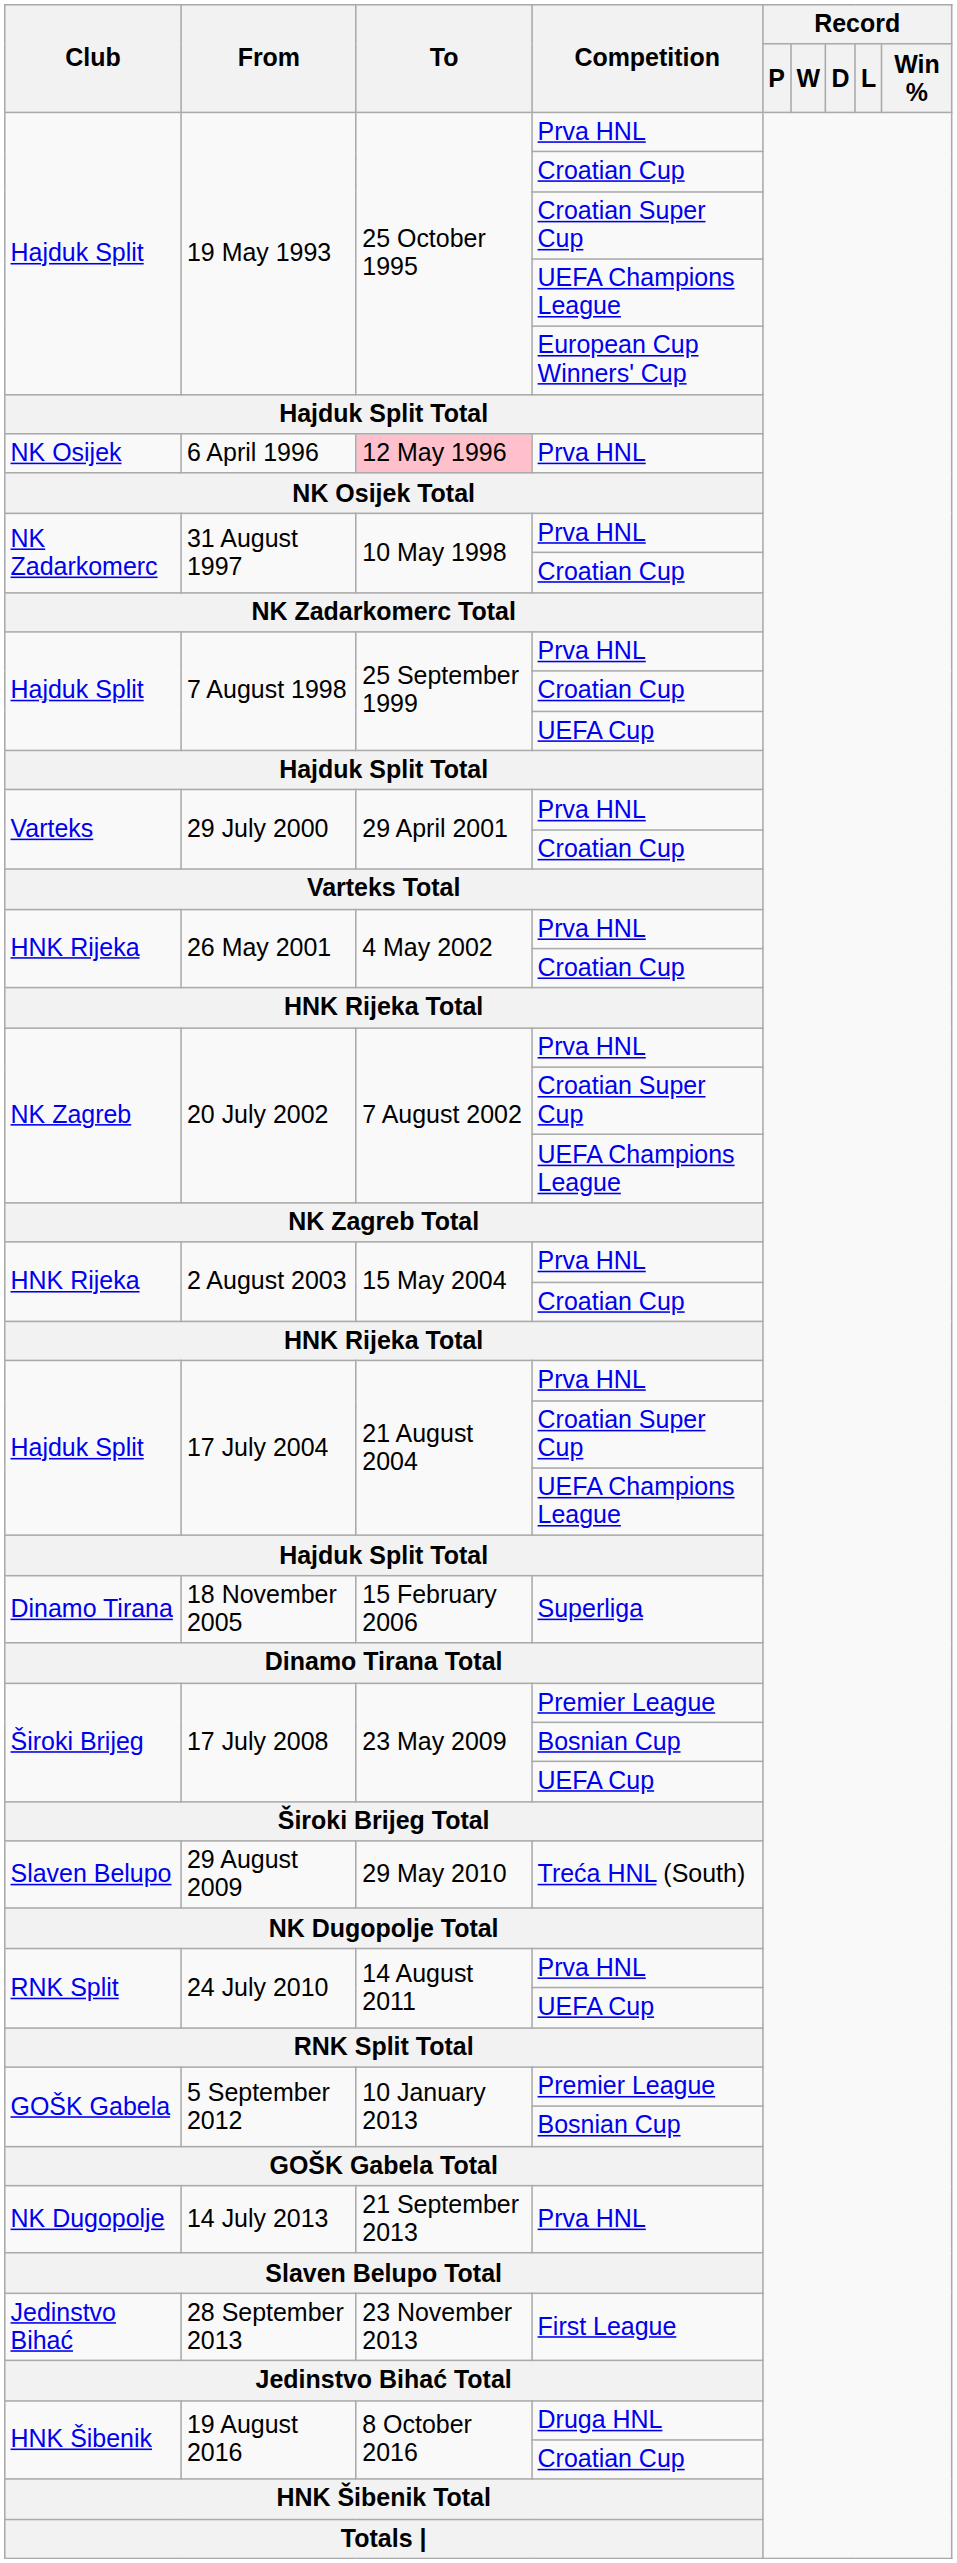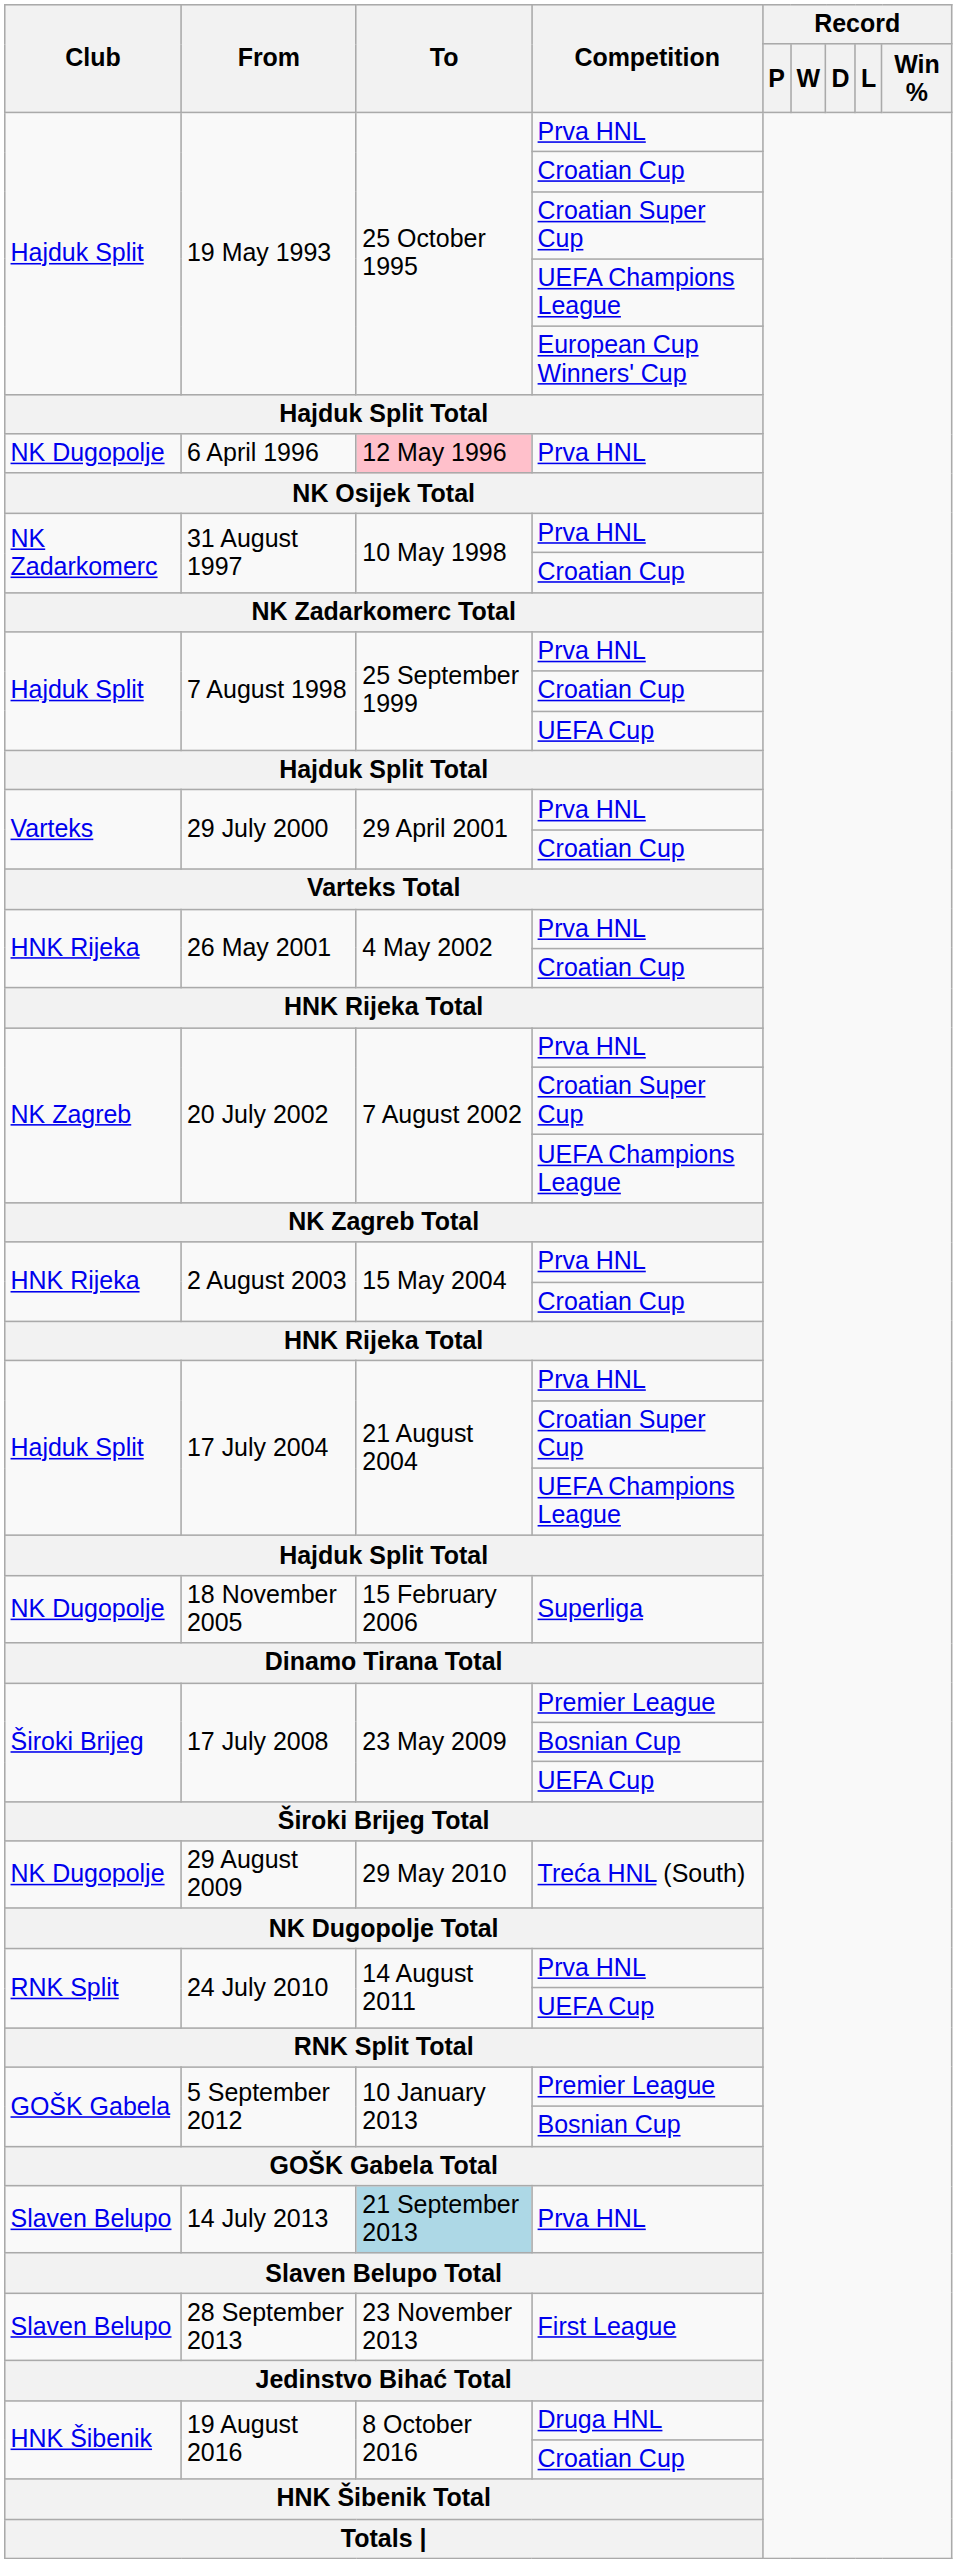(66, 453) NK Osijek -> (88, 453) NK Dugopolje
(92, 1608) Dinamo Tirana -> (88, 1608) NK Dugopolje
(91, 1874) Slaven Belupo -> (88, 1874) NK Dugopolje
(88, 2219) NK Dugopolje -> (91, 2219) Slaven Belupo
(441, 2219) no background -> (441, 2219) lightblue background
(63, 2326) Jedinstvo Bihać -> (91, 2326) Slaven Belupo
